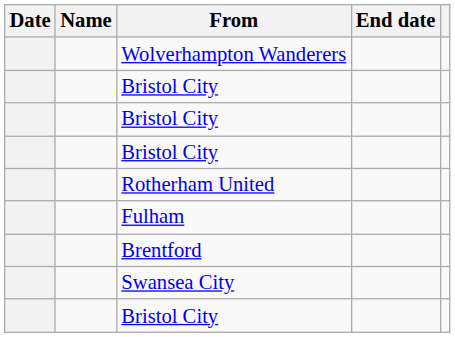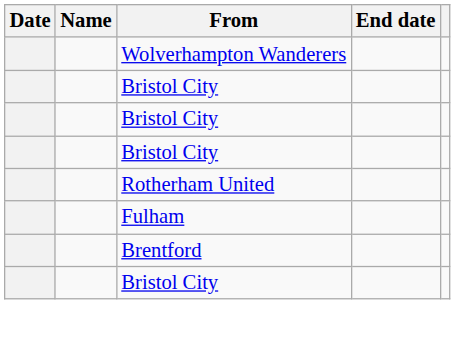- row: (30, 283)
